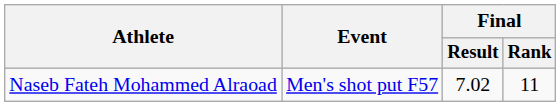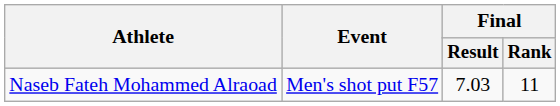(473, 85) 7.02 -> (473, 85) 7.03
